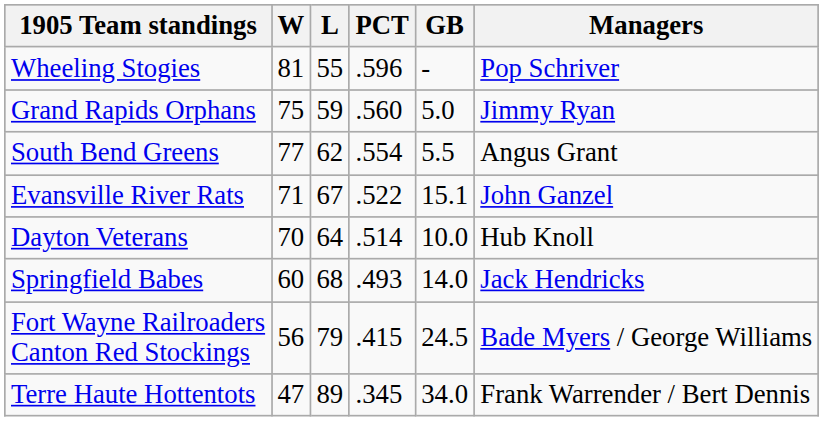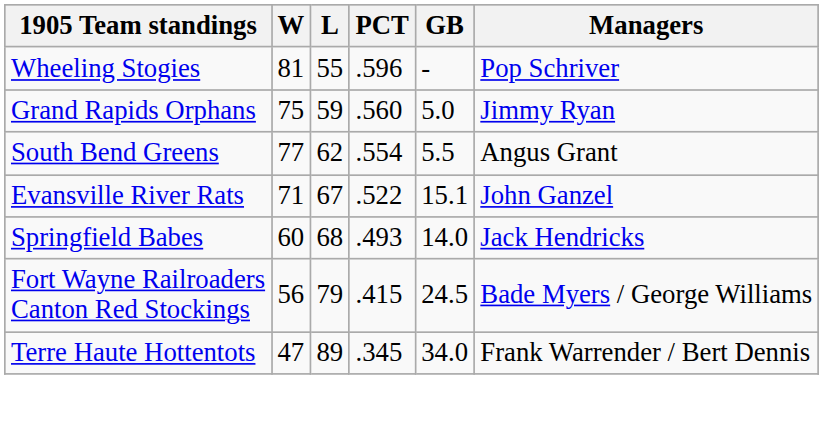- row: (99, 237)
